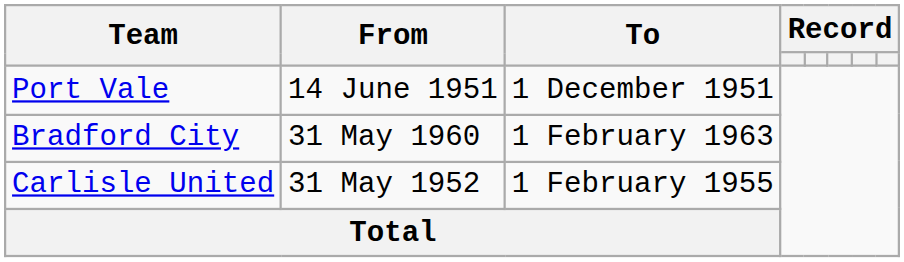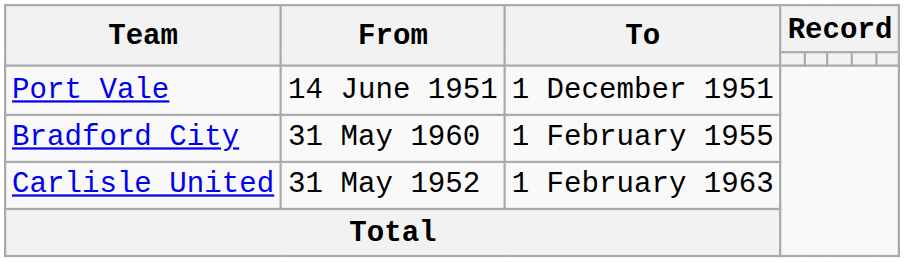(643, 138) 1 February 1963 -> (643, 138) 1 February 1955
(643, 185) 1 February 1955 -> (643, 185) 1 February 1963
